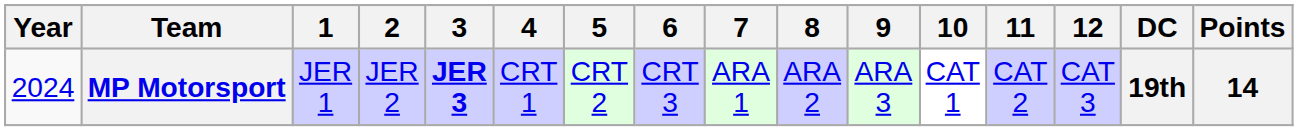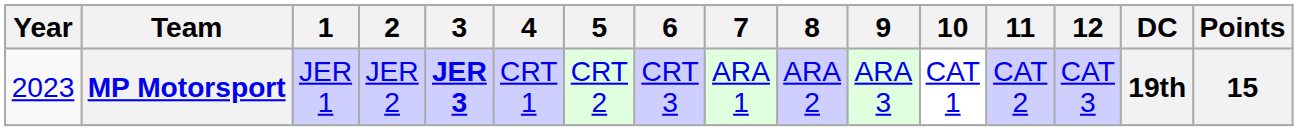(43, 87) 2024 -> (43, 87) 2023
(1242, 87) 14 -> (1242, 87) 15
